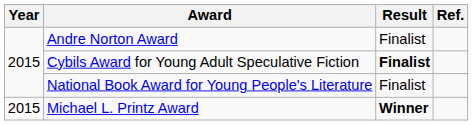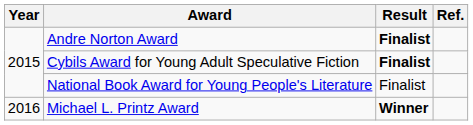(402, 39) normal -> (405, 39) bold
(24, 108) 2015 -> (24, 108) 2016
